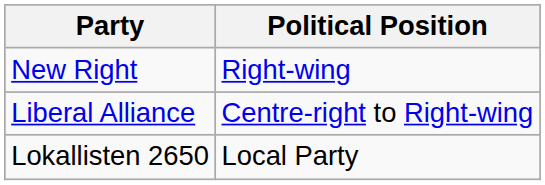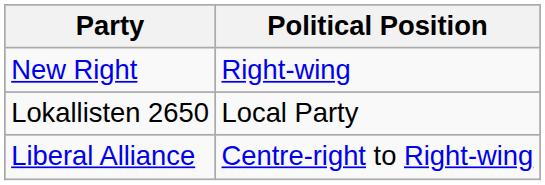rows swapped: (103, 112) <-> (110, 156)
